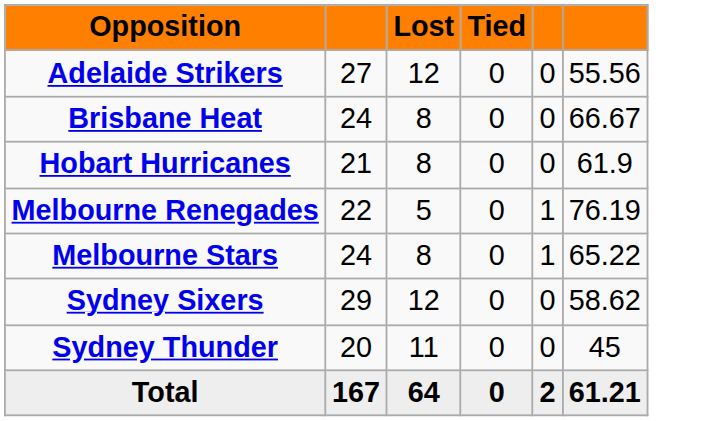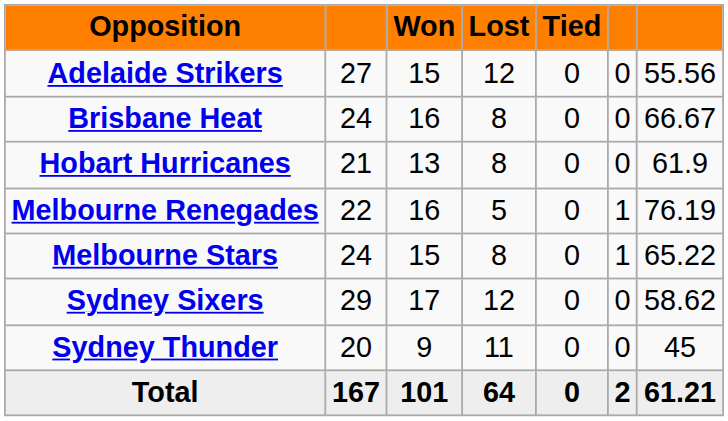+ column: (424, 27)
